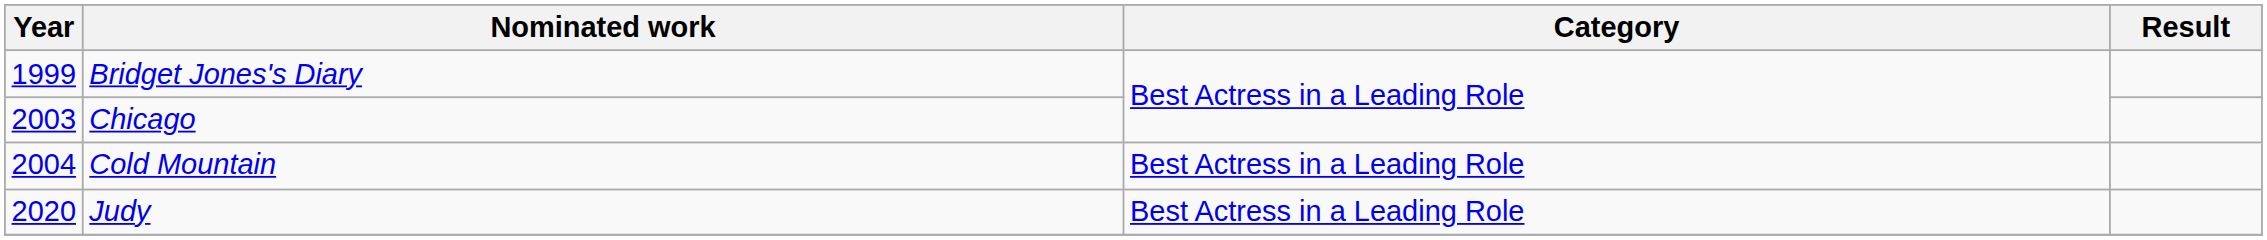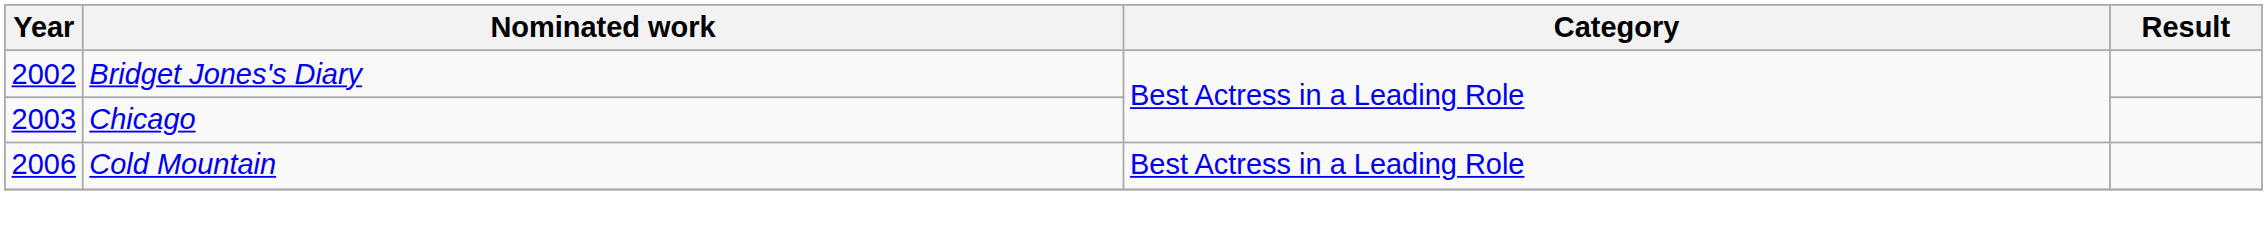(44, 73) 1999 -> (44, 73) 2002
(44, 165) 2004 -> (44, 165) 2006
- row: (120, 211)
